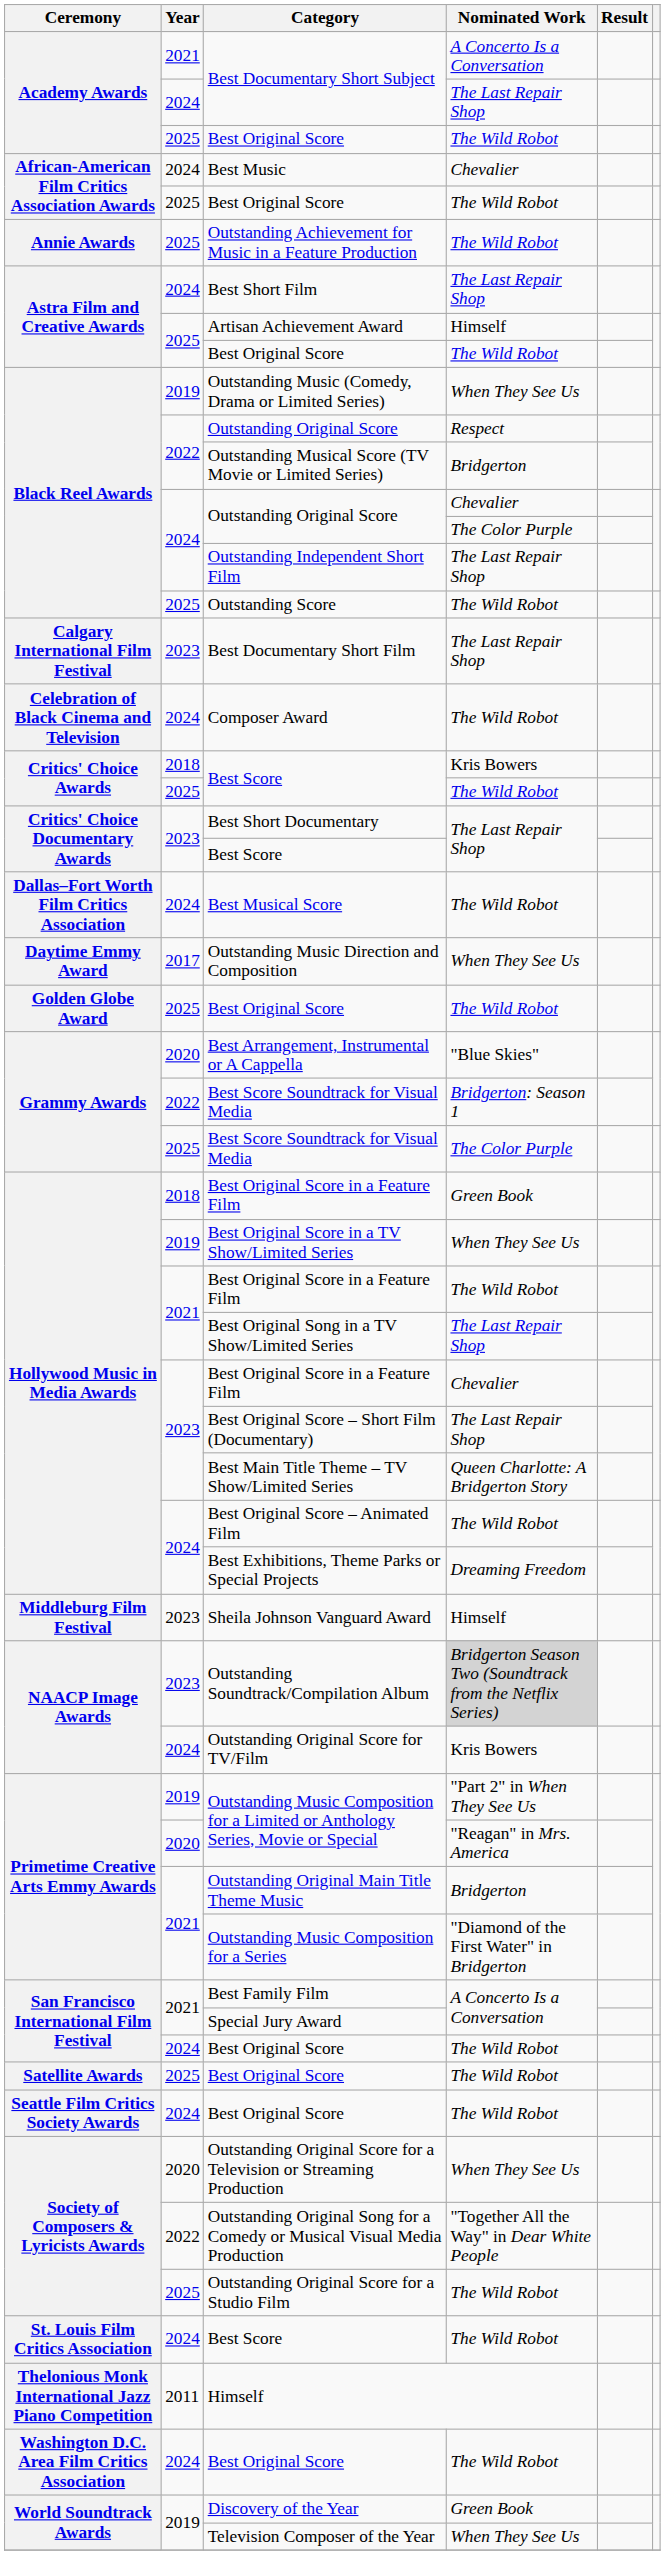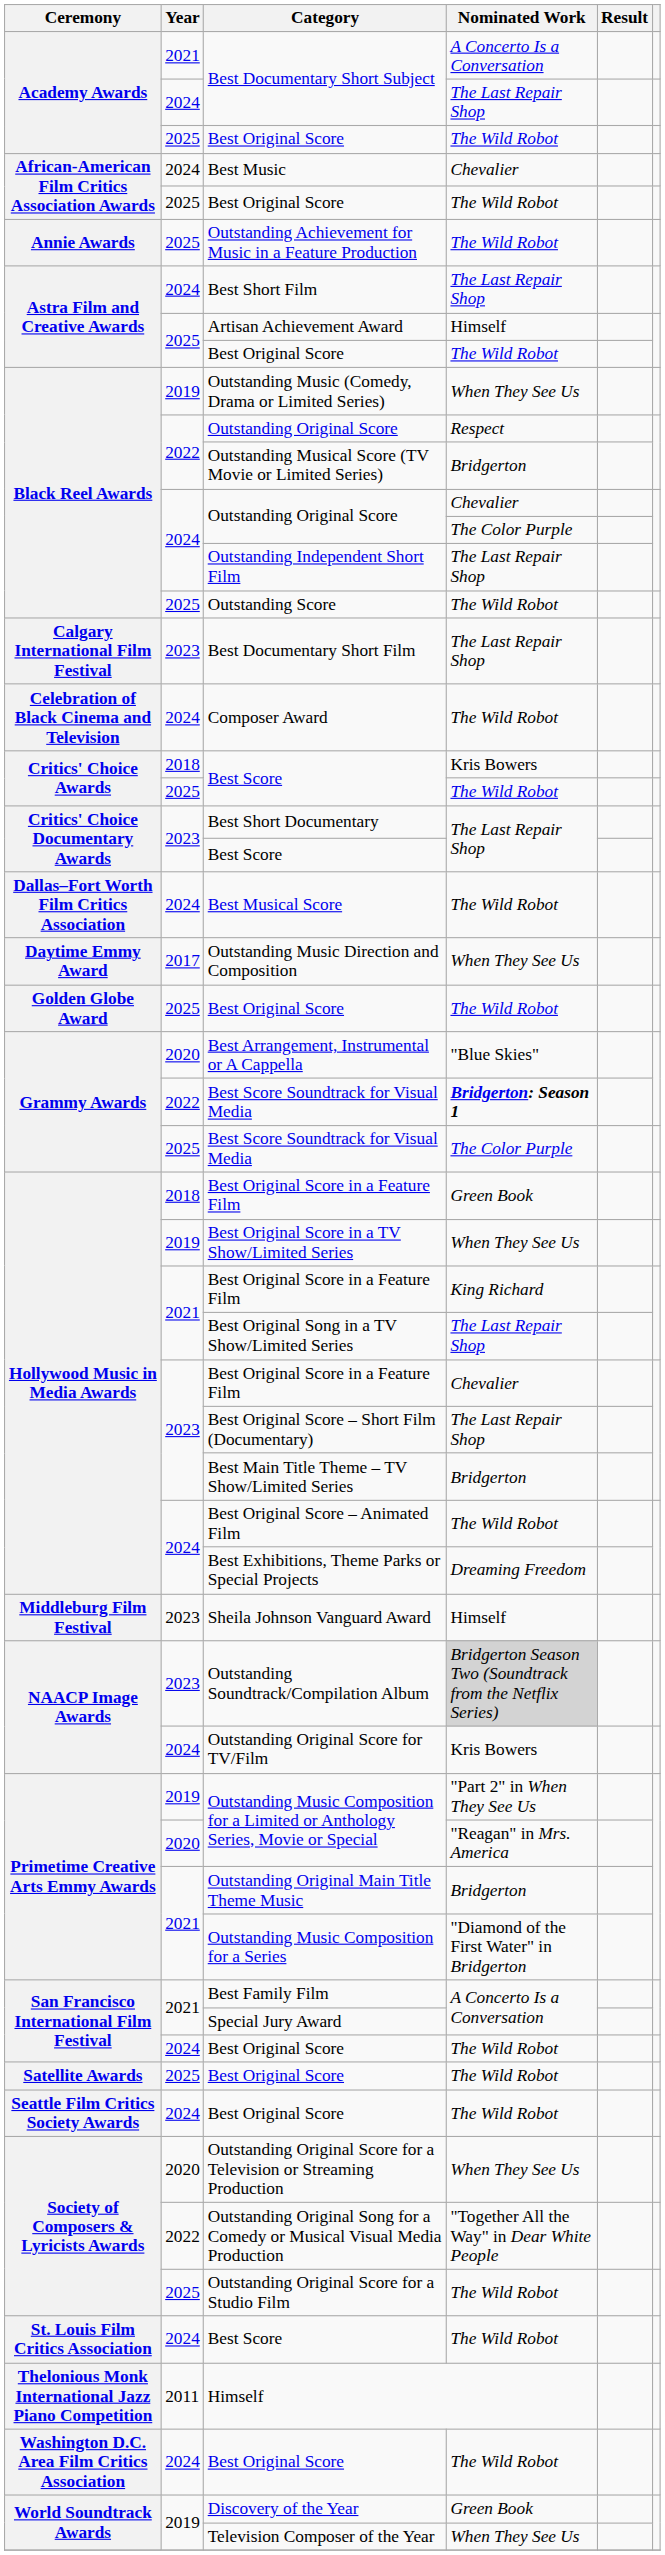(518, 1101) normal -> (520, 1101) bold
(504, 1289) The Wild Robot -> (497, 1289) King Richard
(518, 1476) Queen Charlotte: A Bridgerton Story -> (488, 1476) Bridgerton
